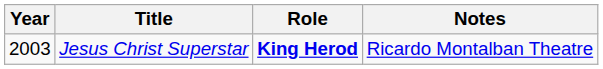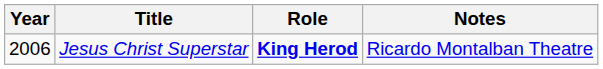(30, 49) 2003 -> (30, 49) 2006
